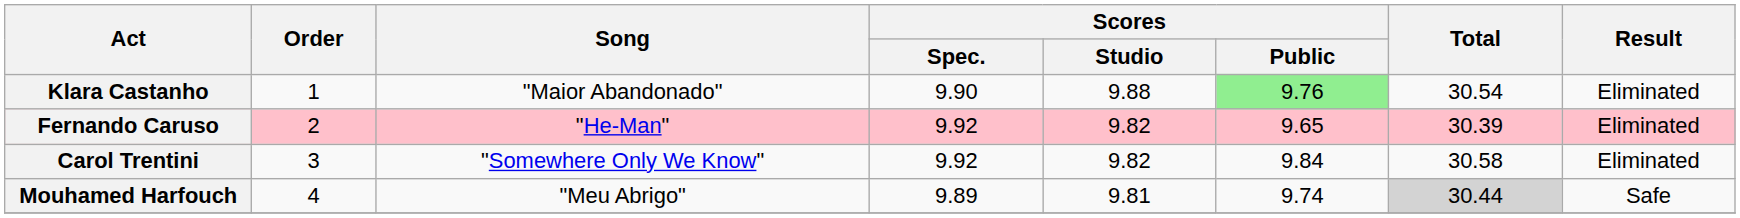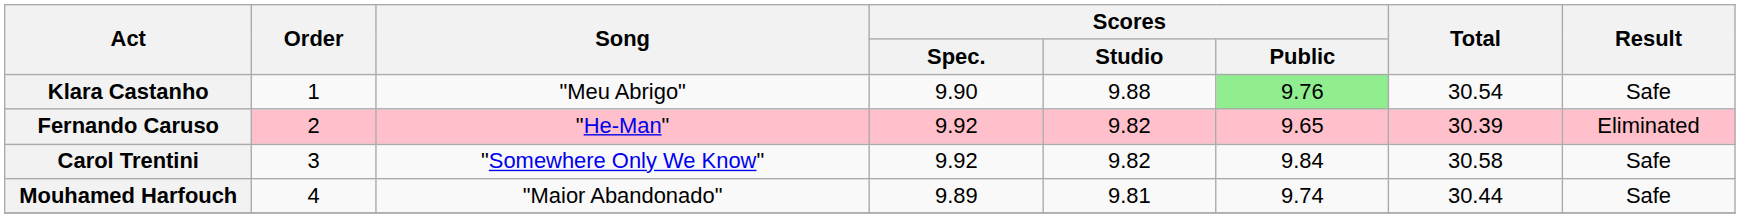(623, 91) "Maior Abandonado" -> (623, 91) "Meu Abrigo"
(1648, 91) Eliminated -> (1648, 91) Safe
(1648, 160) Eliminated -> (1648, 160) Safe
(623, 195) "Meu Abrigo" -> (623, 195) "Maior Abandonado"
(1475, 195) lightgrey background -> (1475, 195) no background
